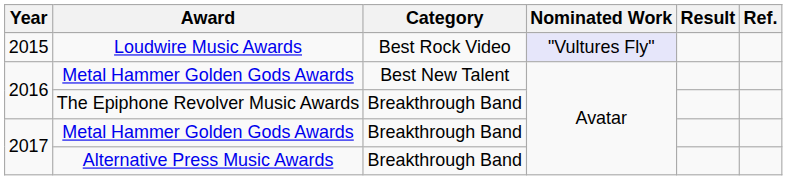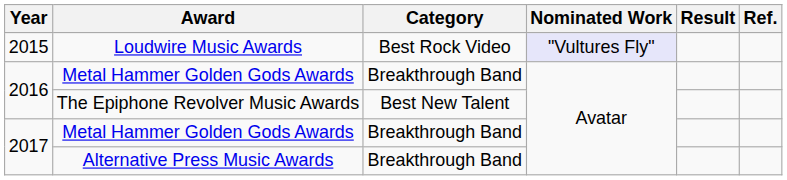(445, 75) Best New Talent -> (445, 75) Breakthrough Band
(445, 103) Breakthrough Band -> (445, 103) Best New Talent
